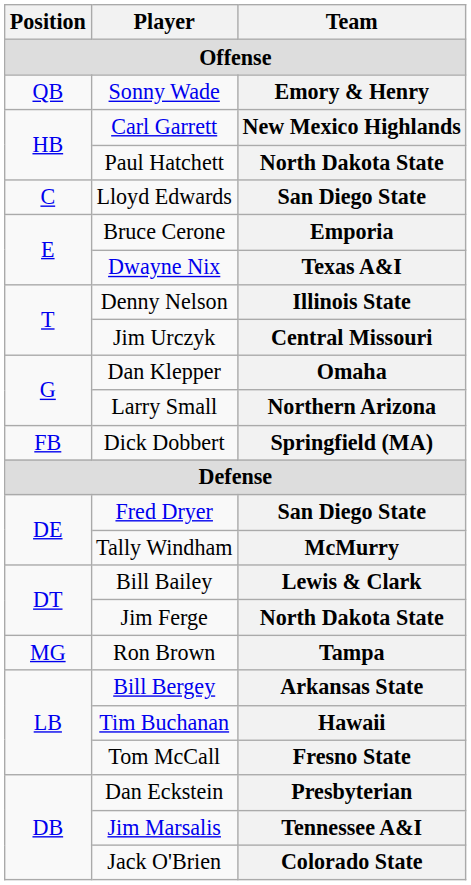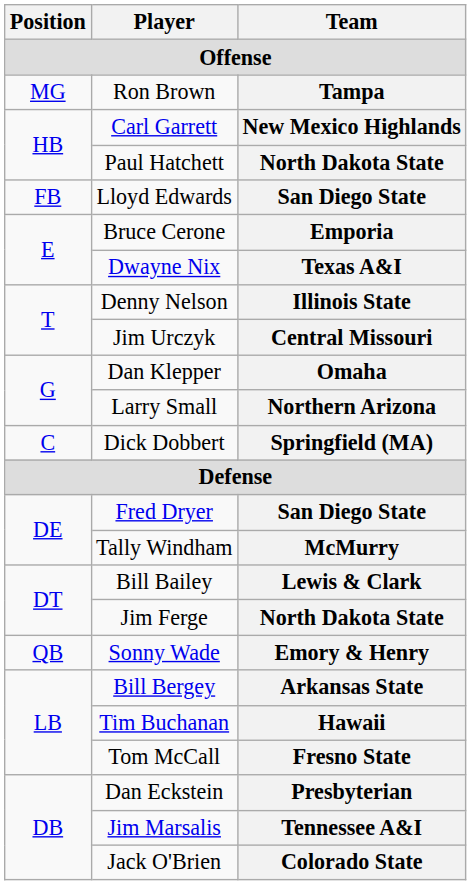rows swapped: (164, 92) <-> (164, 652)
(48, 197) C -> (48, 197) FB
(48, 442) FB -> (48, 442) C
